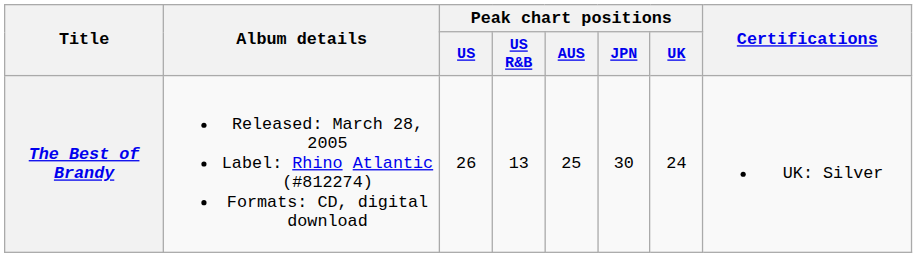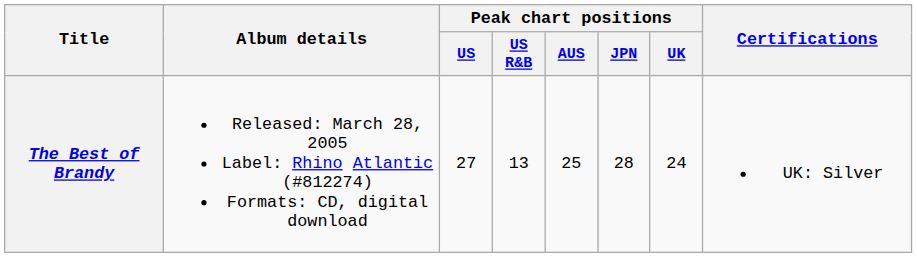(466, 164) 26 -> (466, 164) 27
(624, 164) 30 -> (624, 164) 28
